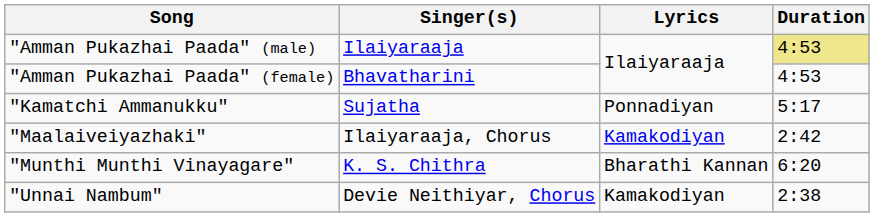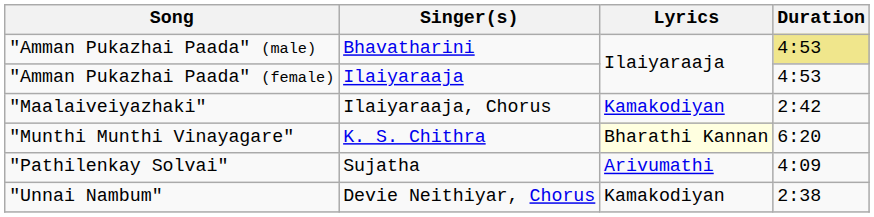(403, 49) Ilaiyaraaja -> (409, 49) Bhavatharini
(409, 79) Bhavatharini -> (403, 79) Ilaiyaraaja
- row: (119, 108)
(686, 167) no background -> (686, 138) lightyellow background
+ row: (119, 167)
